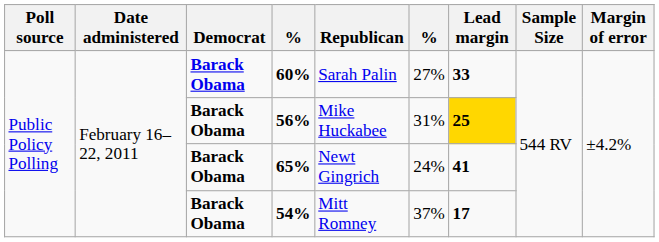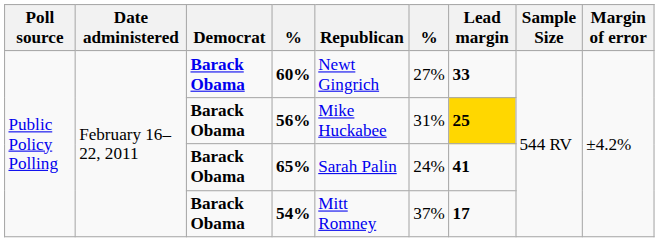(357, 74) Sarah Palin -> (349, 74) Newt Gingrich
(349, 166) Newt Gingrich -> (357, 166) Sarah Palin
